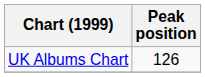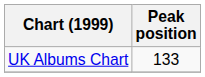(166, 59) 126 -> (166, 59) 133
